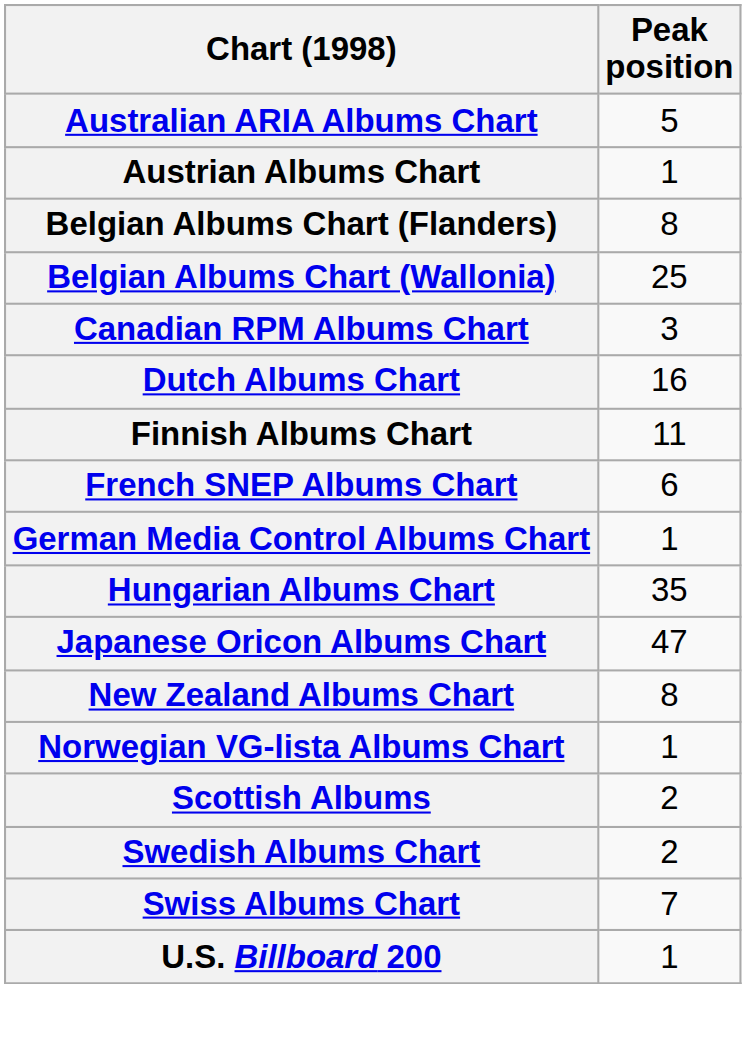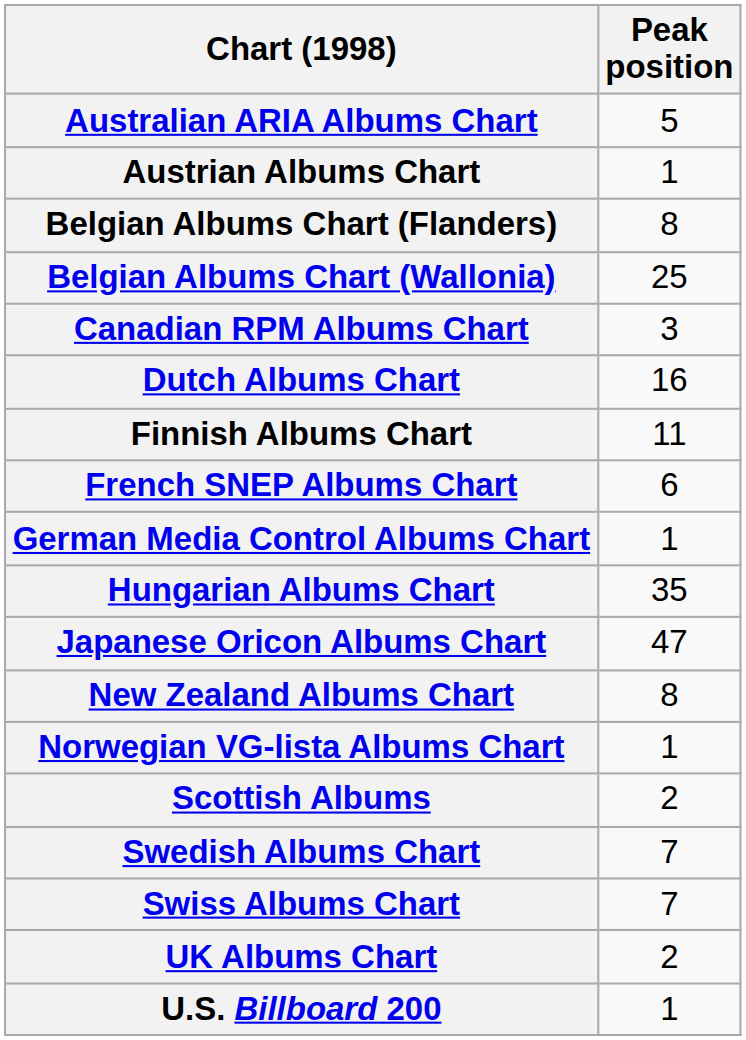(669, 851) 2 -> (669, 851) 7
+ row: (301, 956)
